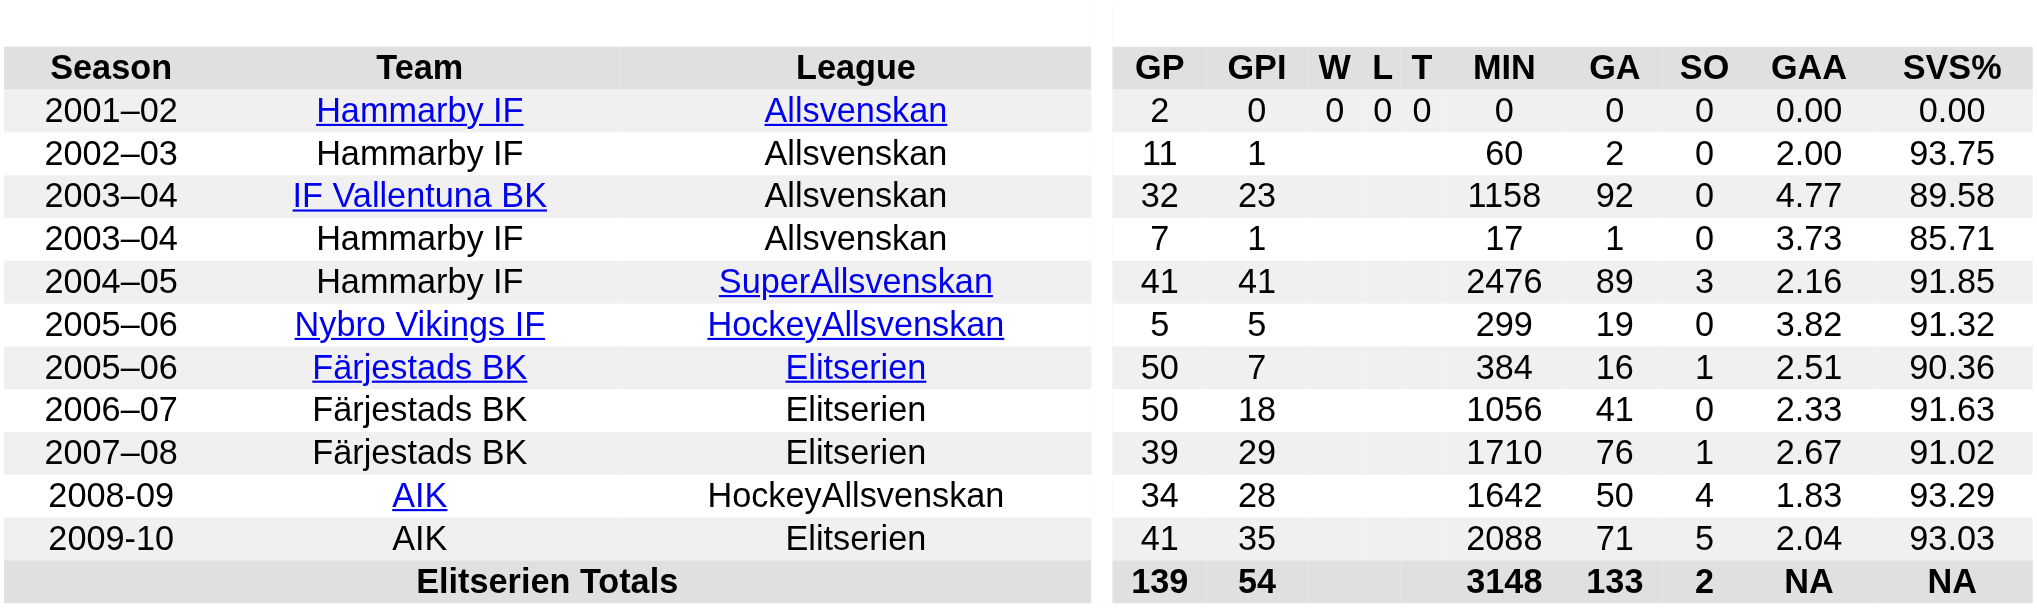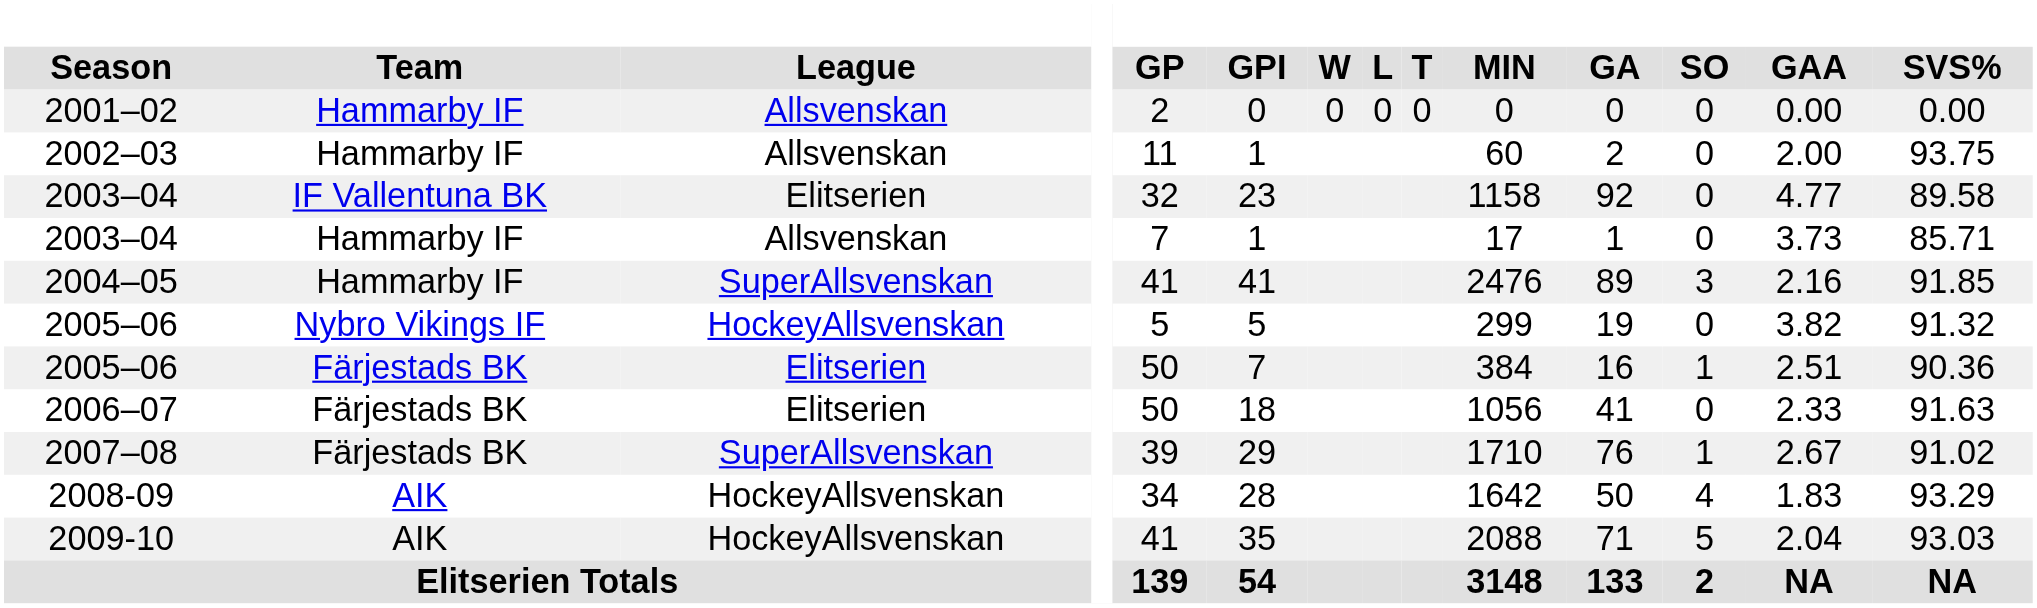(856, 196) Allsvenskan -> (856, 196) Elitserien
(856, 452) Elitserien -> (856, 452) SuperAllsvenskan
(856, 538) Elitserien -> (856, 538) HockeyAllsvenskan
